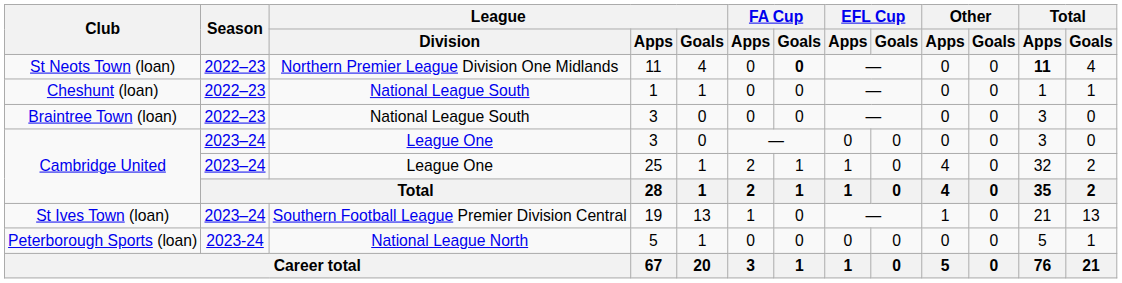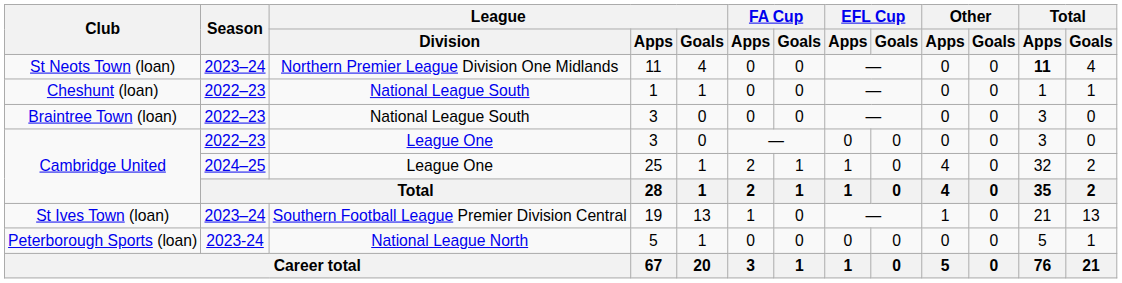(235, 66) 2022–23 -> (235, 66) 2023–24
(799, 66) bold -> (799, 66) normal
(235, 141) 2023–24 -> (235, 141) 2022–23
(235, 166) 2023–24 -> (235, 166) 2024–25
